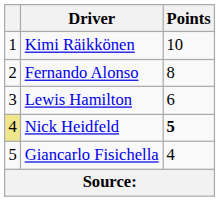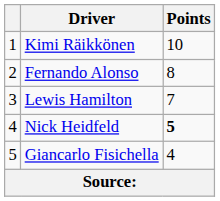(171, 99) 6 -> (171, 99) 7
(13, 127) khaki background -> (13, 127) no background
